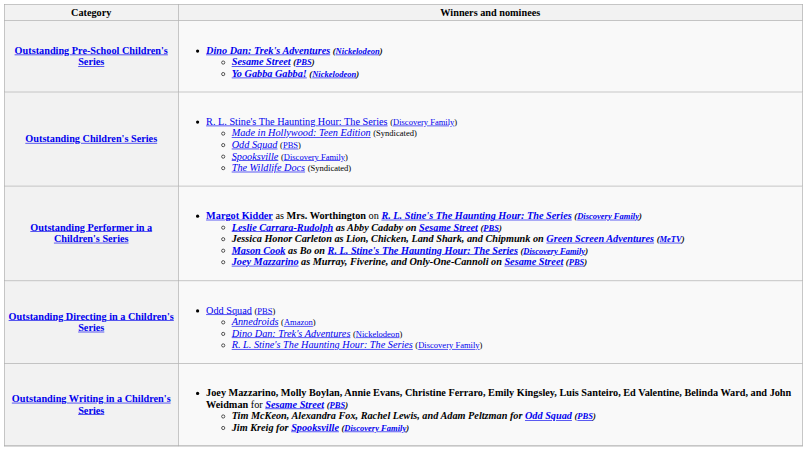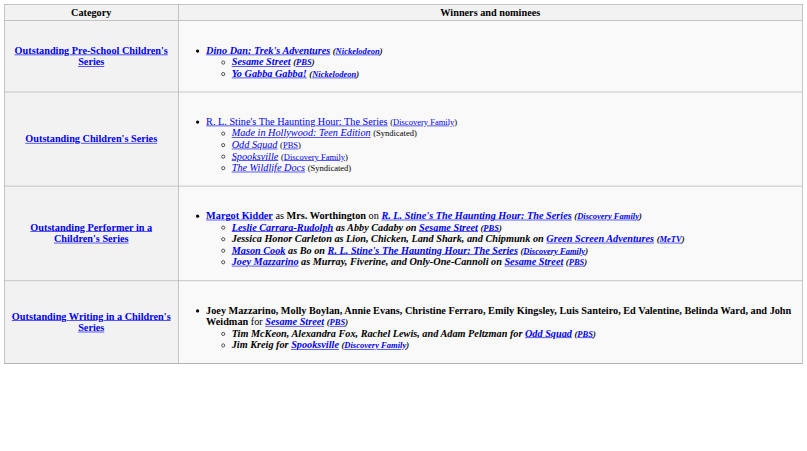- row: (91, 322)
